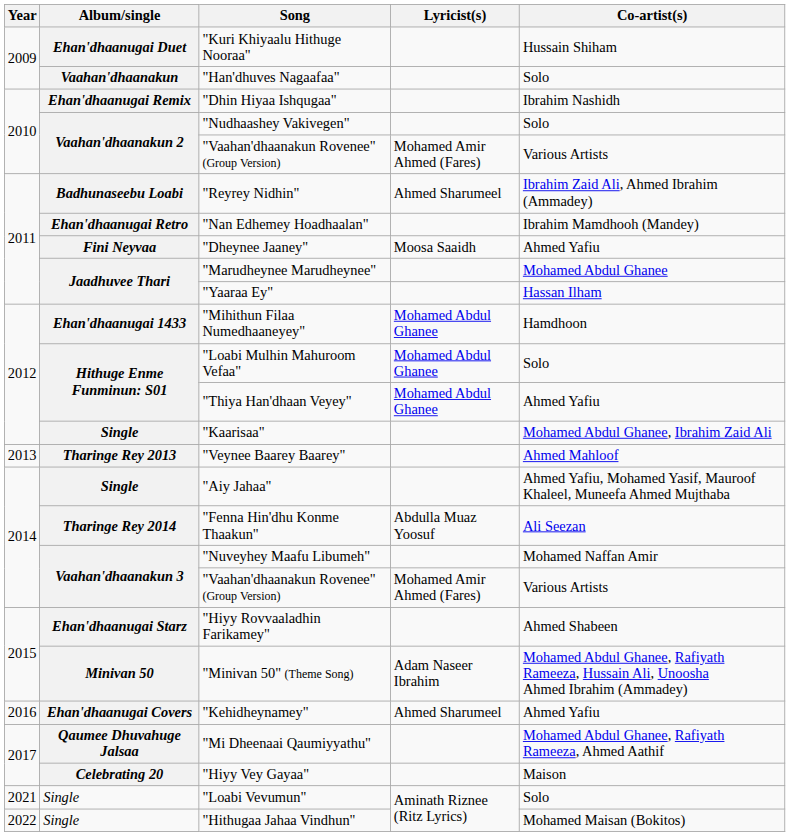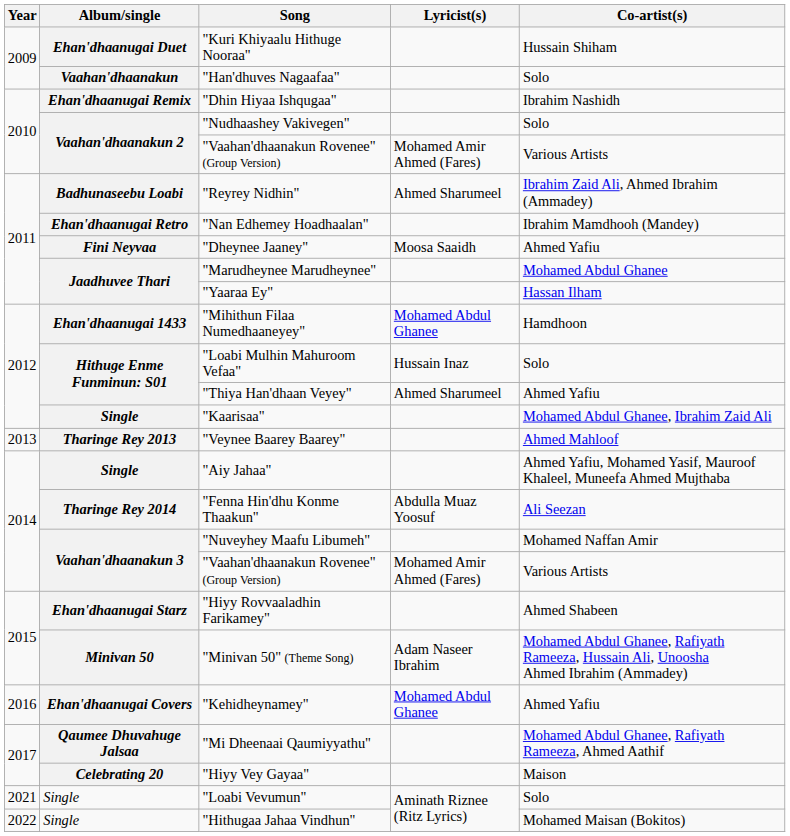(442, 362) Mohamed Abdul Ghanee -> (431, 362) Hussain Inaz
(442, 401) Mohamed Abdul Ghanee -> (448, 393) Ahmed Sharumeel
(448, 712) Ahmed Sharumeel -> (442, 704) Mohamed Abdul Ghanee
